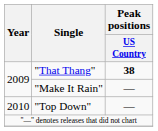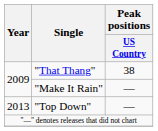(129, 70) bold -> (129, 70) normal
(18, 106) 2010 -> (18, 106) 2013
